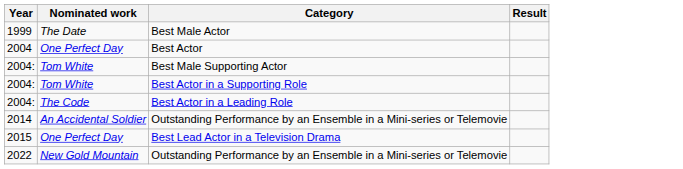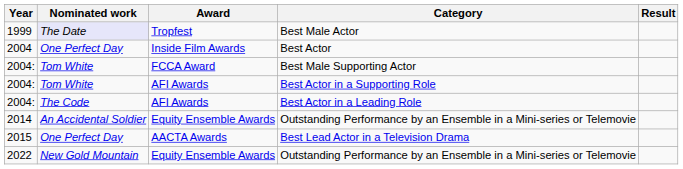+ column: (213, 13)
(63, 31) no background -> (63, 31) lavender background
